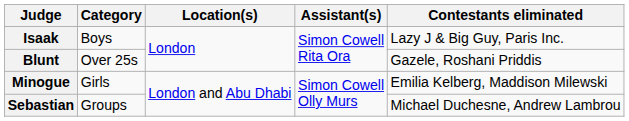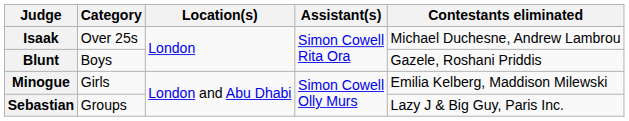(96, 37) Boys -> (109, 37) Over 25s
(477, 37) Lazy J & Big Guy, Paris Inc. -> (506, 37) Michael Duchesne, Andrew Lambrou
(109, 60) Over 25s -> (96, 60) Boys
(506, 104) Michael Duchesne, Andrew Lambrou -> (477, 104) Lazy J & Big Guy, Paris Inc.
